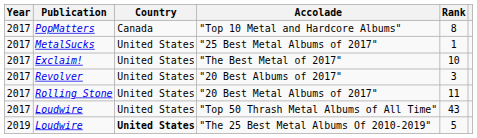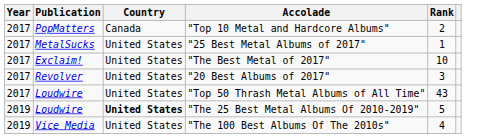(454, 29) 8 -> (442, 29) 2
- row: (289, 93)
+ row: (289, 125)
